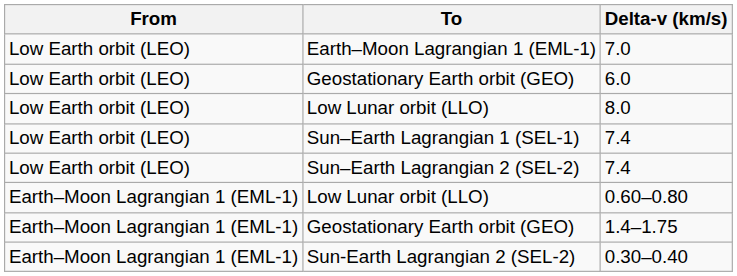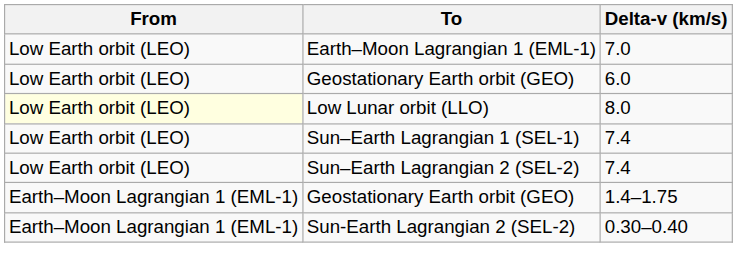(99, 108) no background -> (99, 108) lightyellow background
- row: (398, 197)
